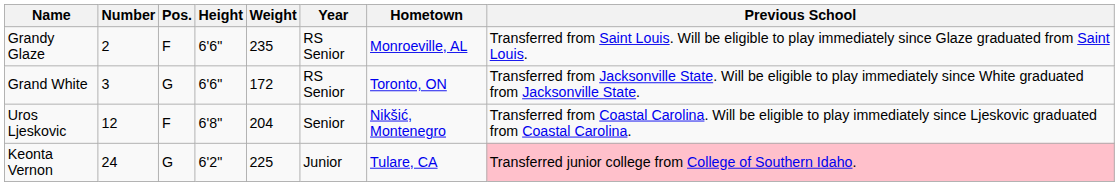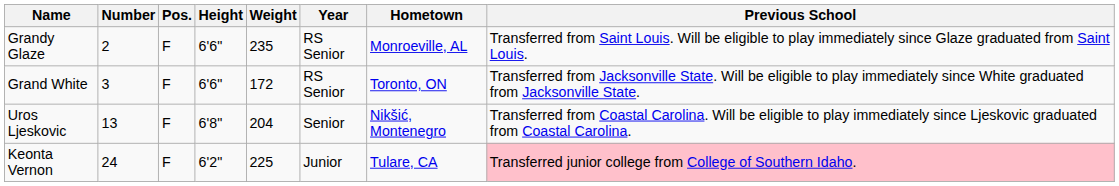(167, 84) G -> (166, 84) F
(109, 123) 12 -> (109, 123) 13
(167, 162) G -> (166, 162) F
